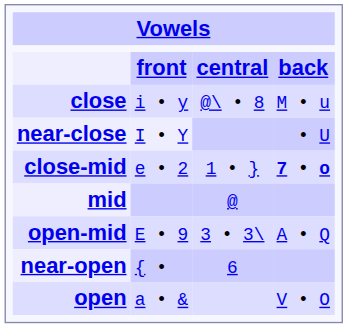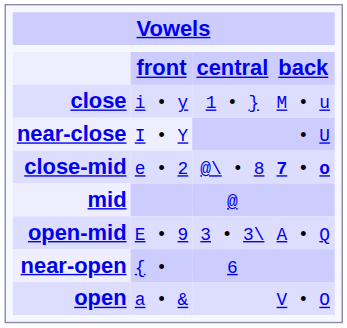(232, 103) @\ • 8 -> (232, 103) 1 • }
(232, 169) 1 • } -> (232, 169) @\ • 8
